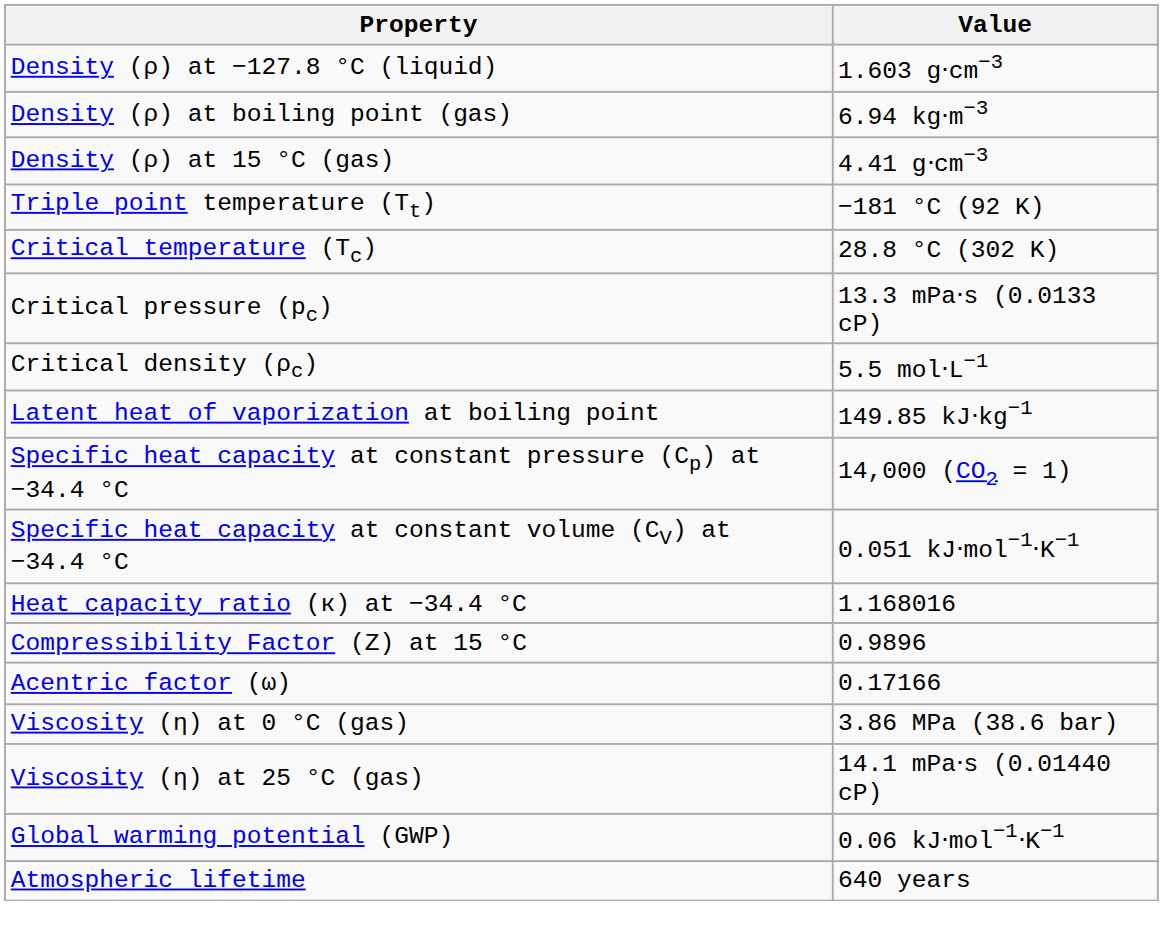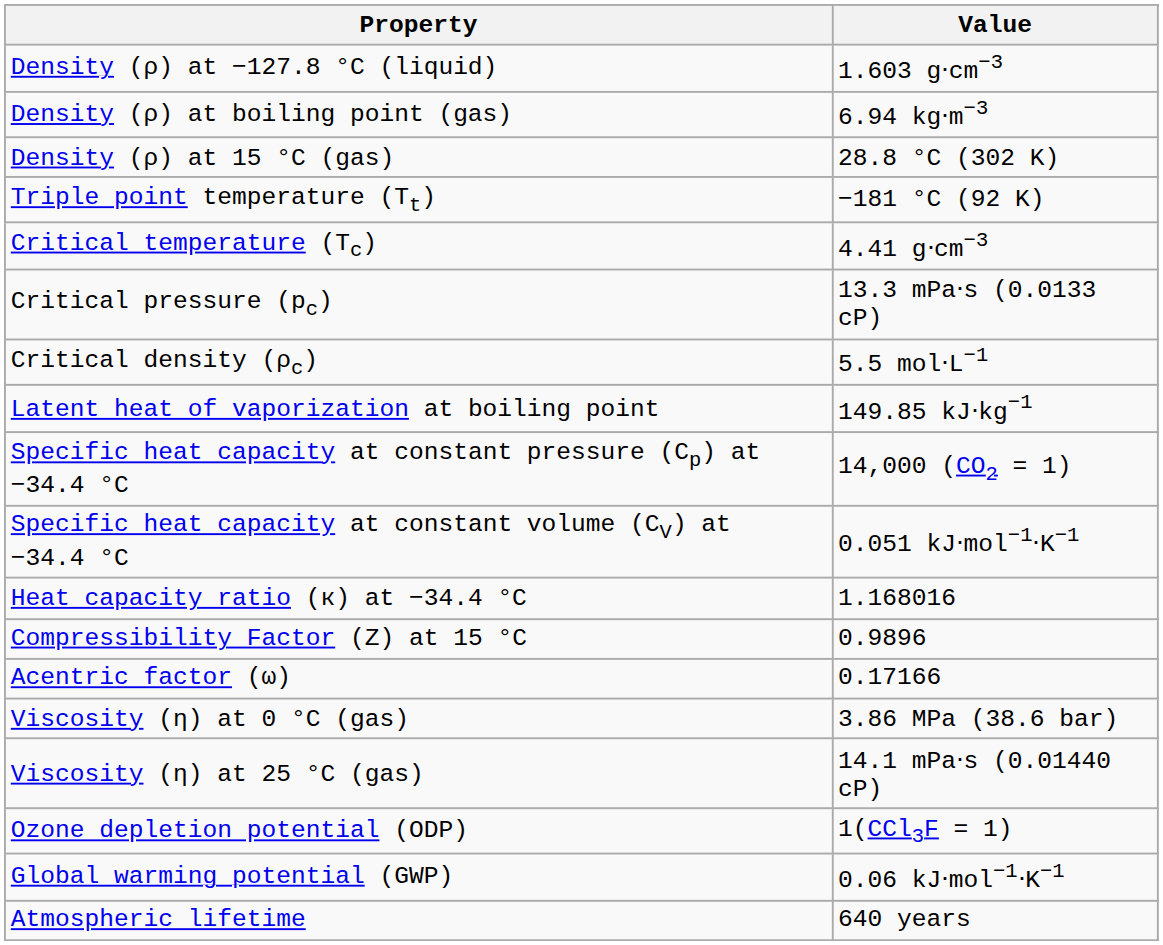(913, 161) 4.41 g⋅cm−3 -> (949, 158) 28.8 °C (302 K)
(949, 251) 28.8 °C (302 K) -> (913, 246) 4.41 g⋅cm−3
+ row: (239, 831)
